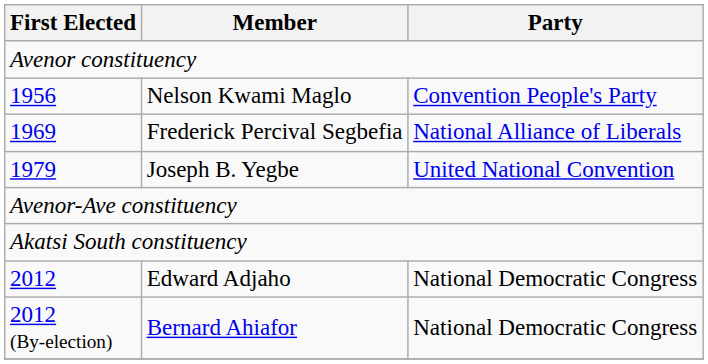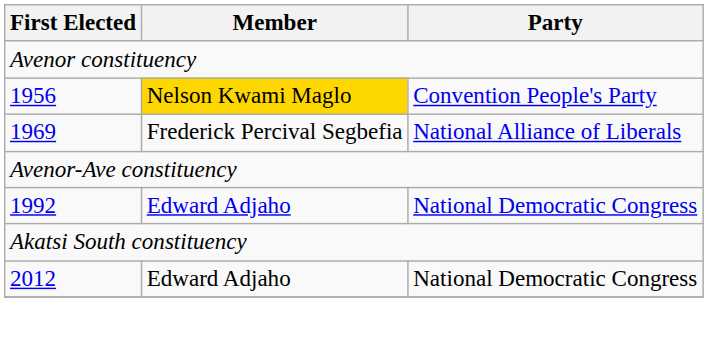(249, 95) no background -> (249, 95) gold background
- row: (33, 168)
+ row: (33, 205)
- row: (61, 328)
